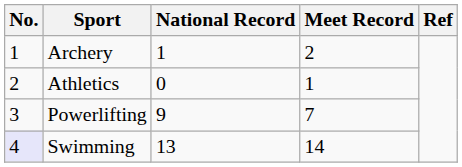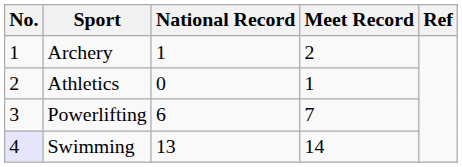(161, 114) 9 -> (161, 114) 6
